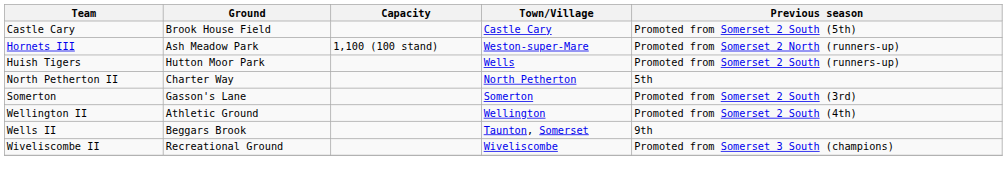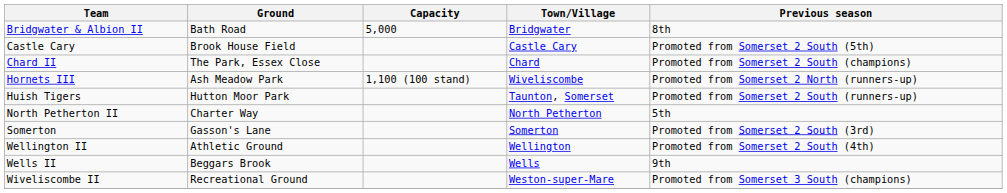+ row: (75, 30)
+ row: (32, 63)
(536, 46) Weston-super-Mare -> (546, 80) Wiveliscombe
(499, 63) Wells -> (561, 96) Taunton, Somerset
(536, 130) Taunton, Somerset -> (524, 163) Wells
(521, 147) Wiveliscombe -> (561, 180) Weston-super-Mare
